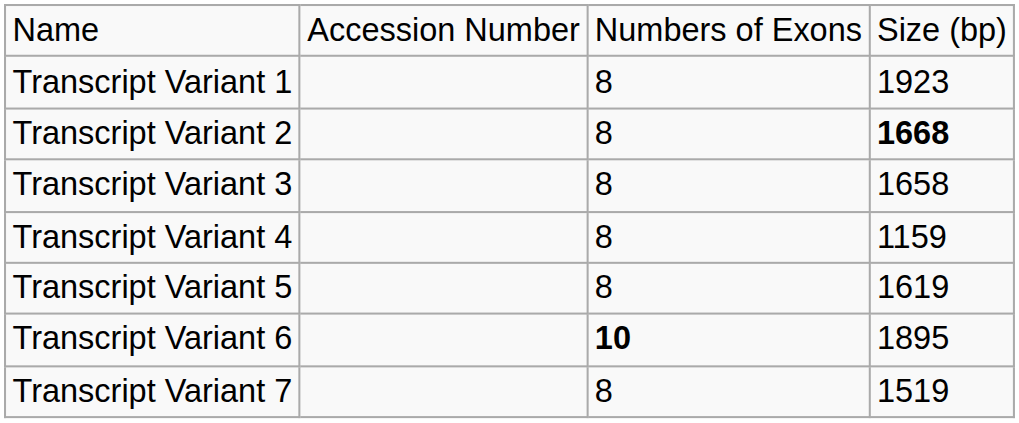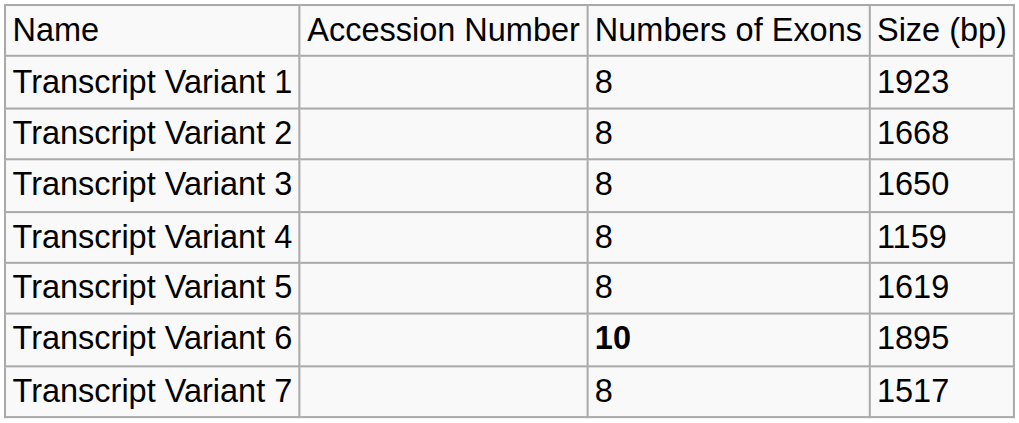(913, 133) bold -> (913, 133) normal
(913, 184) 1658 -> (913, 184) 1650
(913, 390) 1519 -> (913, 390) 1517
